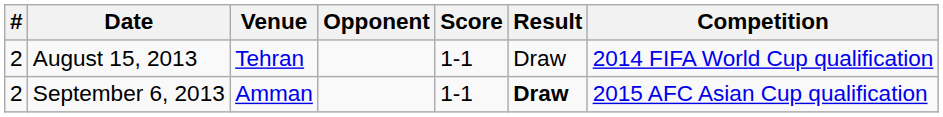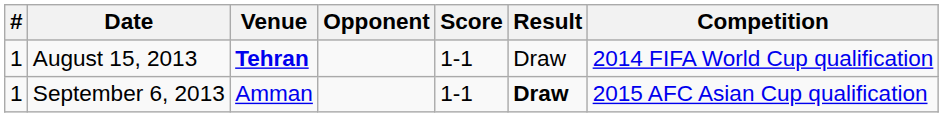(16, 58) 2 -> (16, 58) 1
(270, 58) normal -> (272, 58) bold
(16, 93) 2 -> (16, 93) 1
